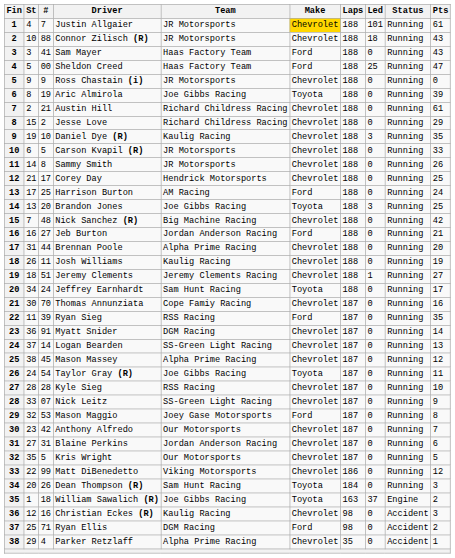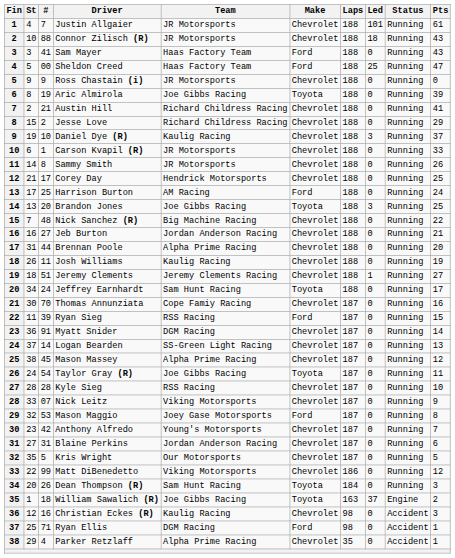(315, 26) gold background -> (315, 26) no background
(438, 109) 61 -> (438, 109) 41
(438, 137) 35 -> (438, 137) 37
(43, 151) 5 -> (43, 151) 1
(438, 221) 42 -> (438, 221) 22
(302, 235) Ford -> (315, 235) Chevrolet
(438, 319) 35 -> (438, 319) 15
(218, 402) SS-Green Light Racing -> (210, 402) Viking Motorsports
(202, 430) Our Motorsports -> (212, 430) Young's Motorsports
(435, 528) 2 -> (435, 528) 1
